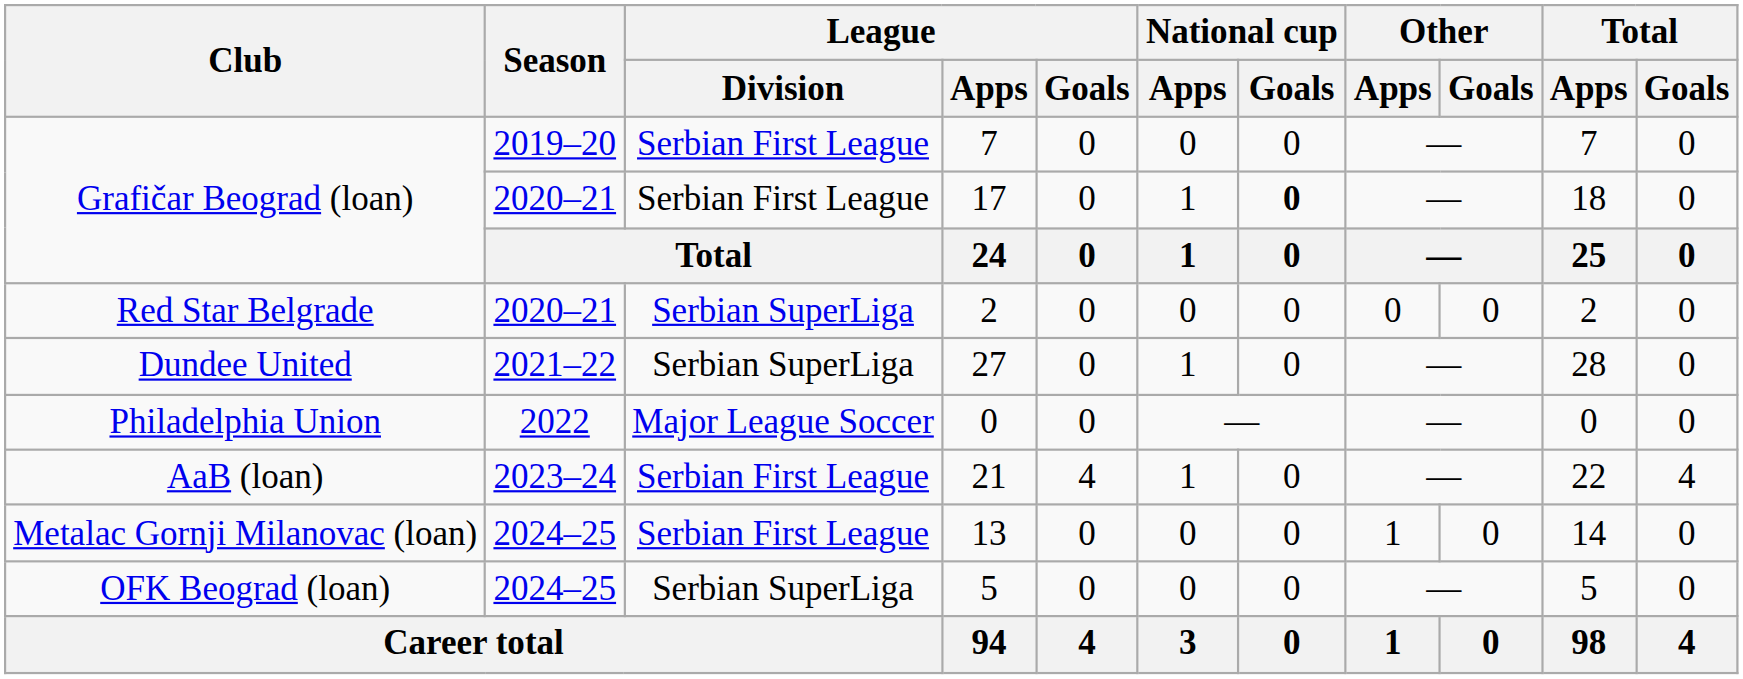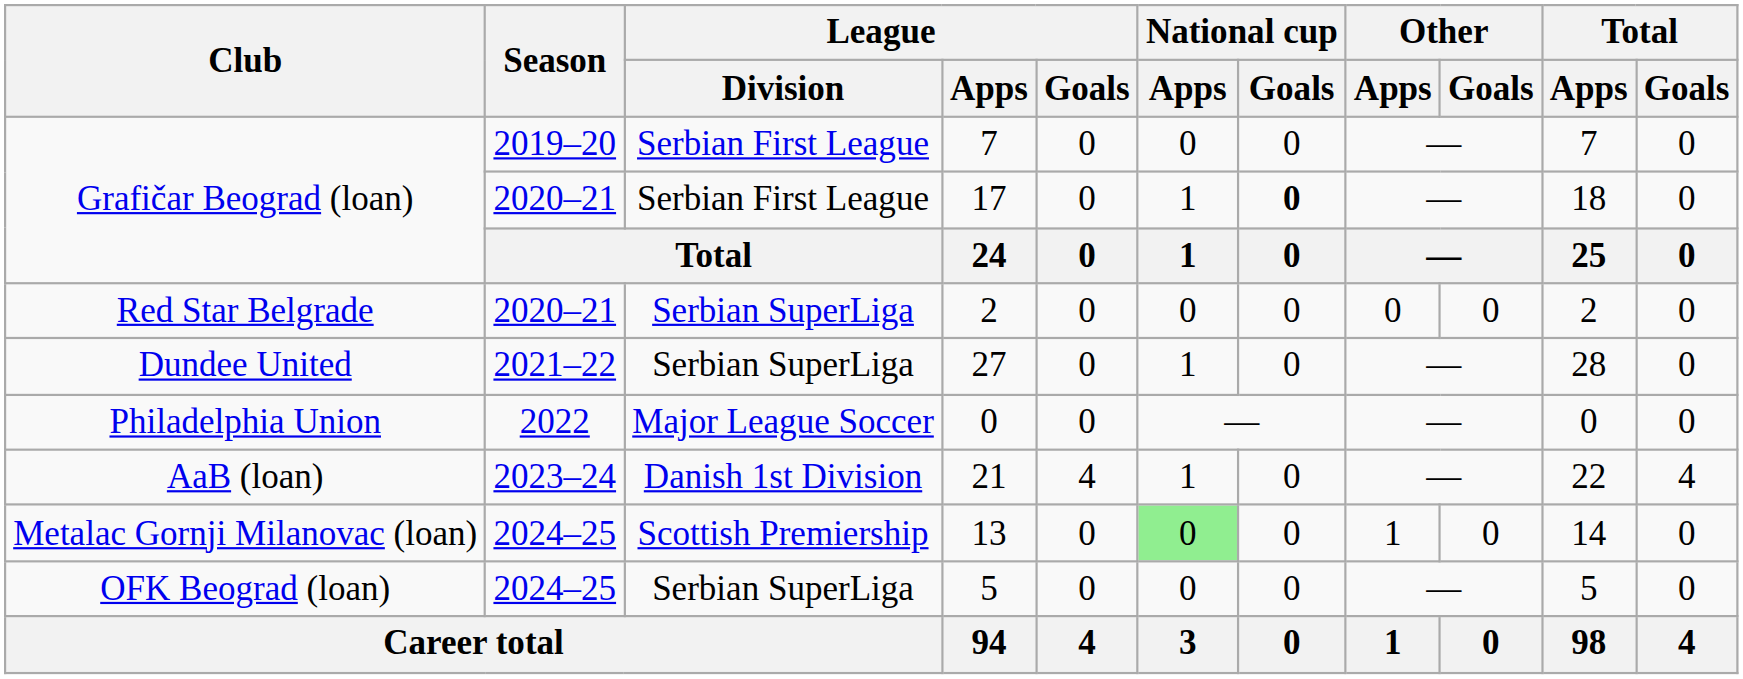(783, 476) Serbian First League -> (783, 476) Danish 1st Division
(783, 532) Serbian First League -> (783, 532) Scottish Premiership
(1188, 532) no background -> (1188, 532) lightgreen background
